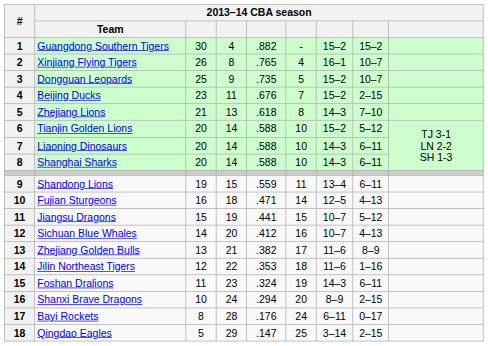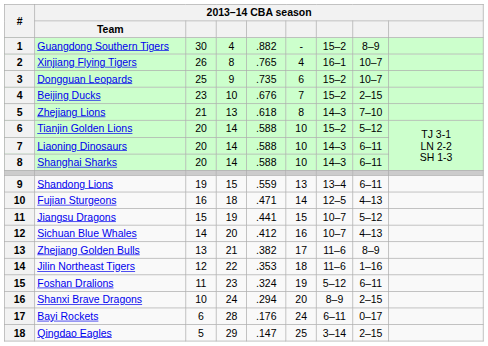(371, 46) 15–2 -> (371, 46) 8–9
(301, 79) 5 -> (301, 79) 6
(231, 96) 11 -> (231, 96) 10
(301, 184) 11 -> (301, 184) 13
(335, 283) 14–3 -> (335, 283) 5–12
(201, 317) 8 -> (201, 317) 6
